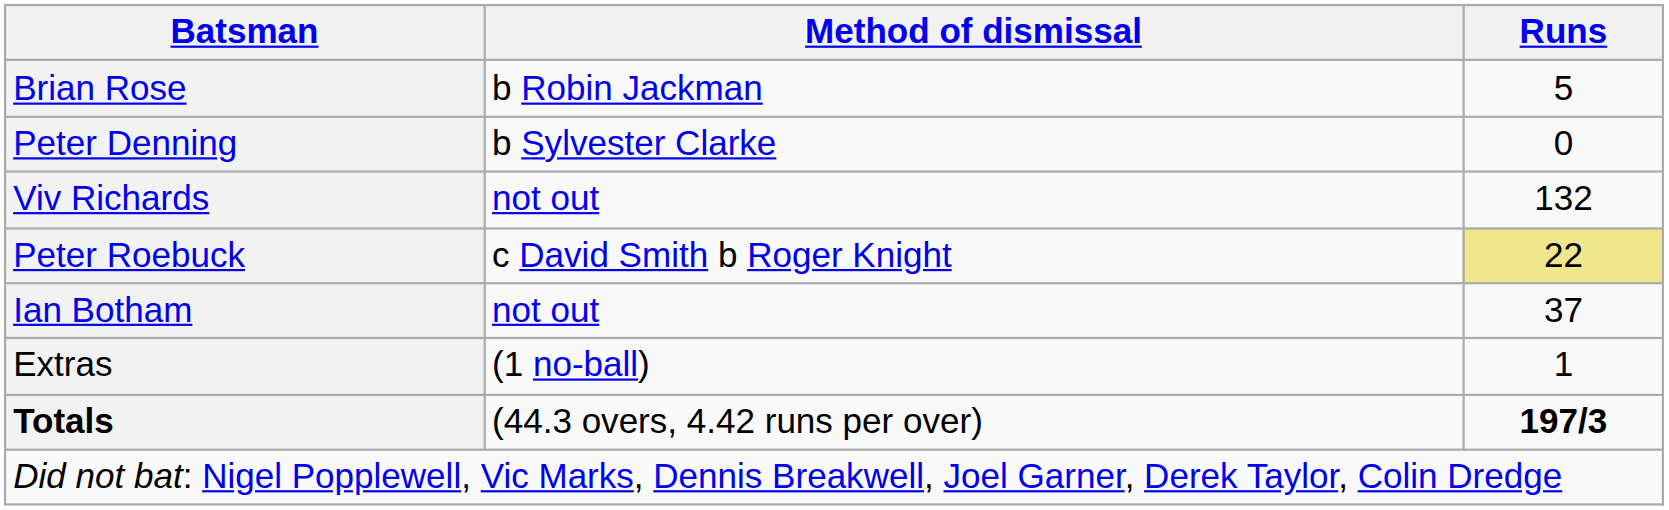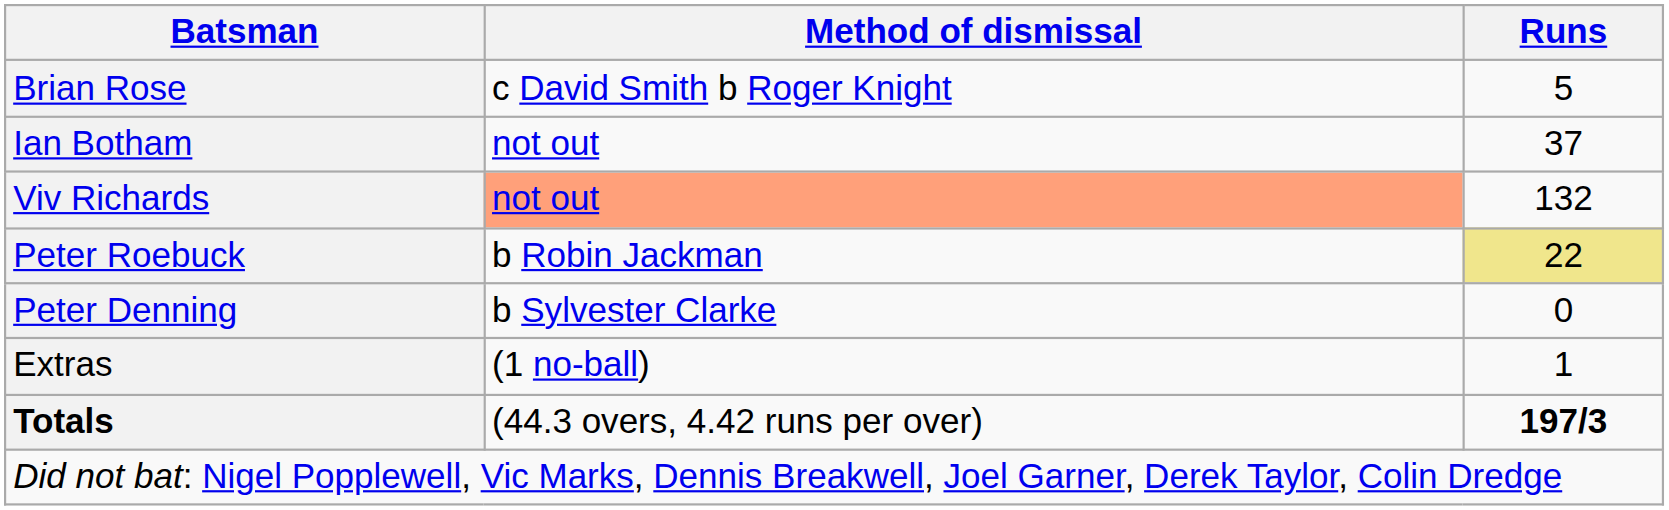(627, 87) b Robin Jackman -> (722, 87) c David Smith b Roger Knight
rows swapped: (125, 143) <-> (103, 310)
(546, 198) no background -> (546, 198) lightsalmon background
(722, 254) c David Smith b Roger Knight -> (627, 254) b Robin Jackman
